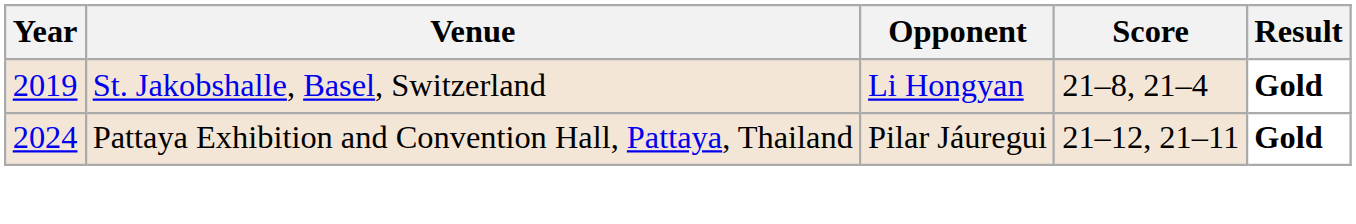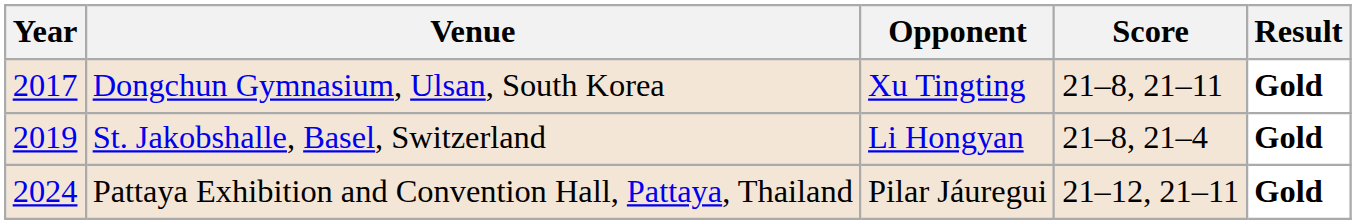+ row: (379, 85)
